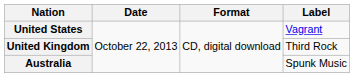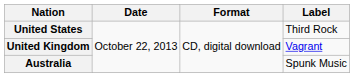(304, 30) Vagrant -> (311, 30) Third Rock
(311, 47) Third Rock -> (304, 47) Vagrant
